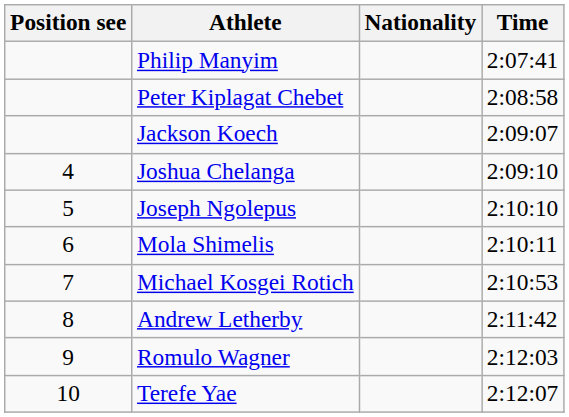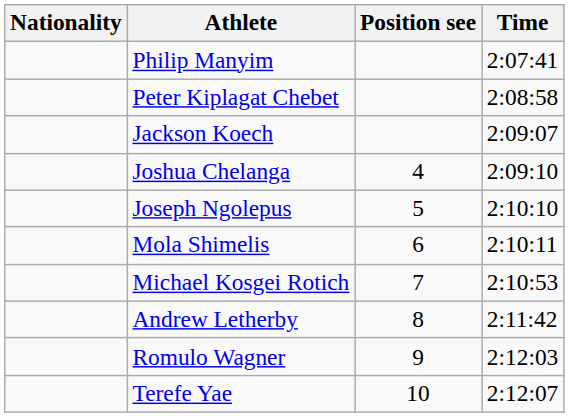columns swapped: (68, 23) <-> (420, 23)
